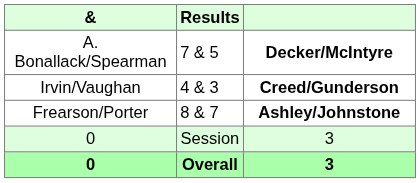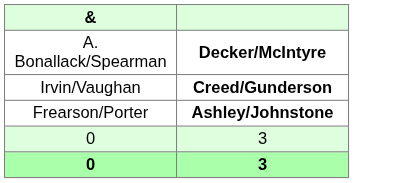- column: (210, 17)
